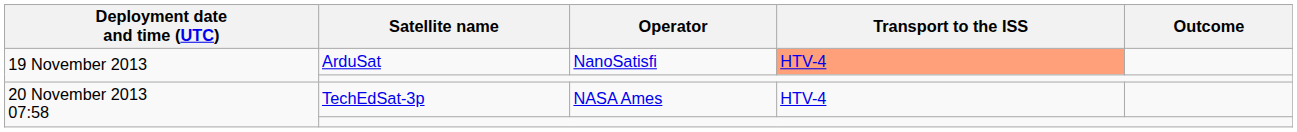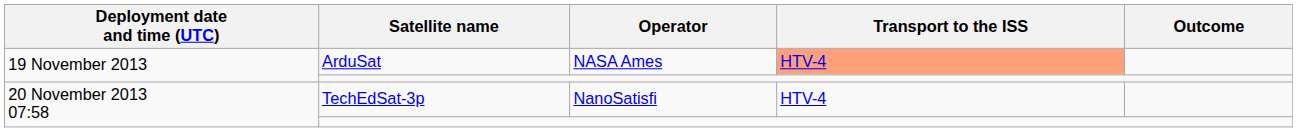(615, 61) NanoSatisfi -> (618, 61) NASA Ames
(618, 99) NASA Ames -> (615, 99) NanoSatisfi
